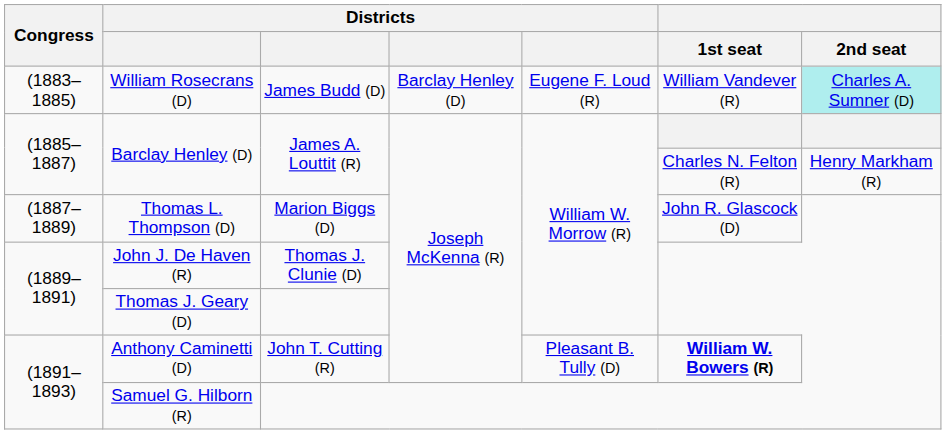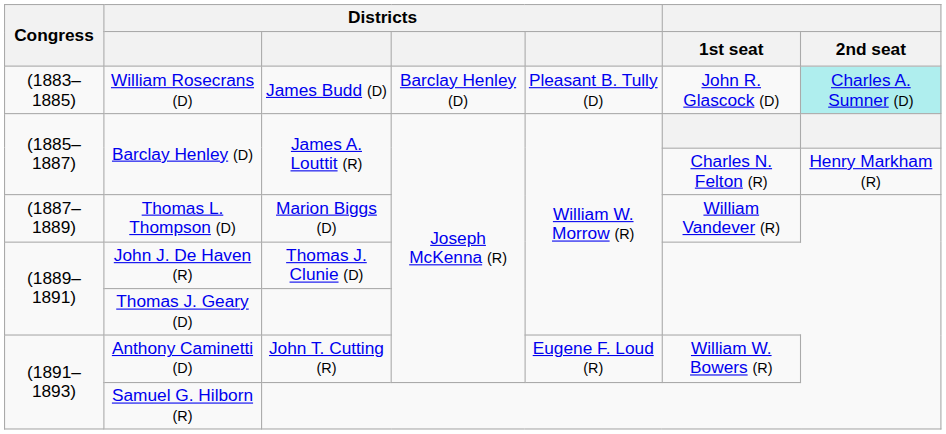(590, 89) Eugene F. Loud (R) -> (593, 89) Pleasant B. Tully (D)
(730, 89) William Vandever (R) -> (731, 89) John R. Glascock (D)
(730, 218) John R. Glascock (D) -> (731, 218) William Vandever (R)
(590, 358) Pleasant B. Tully (D) -> (593, 358) Eugene F. Loud (R)
(730, 358) bold -> (731, 358) normal
